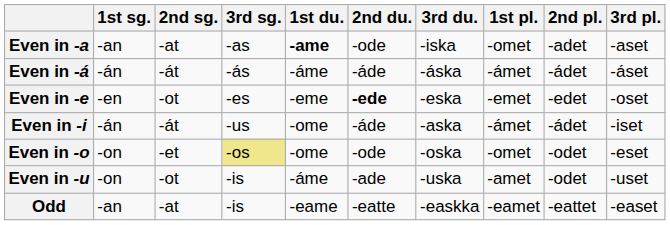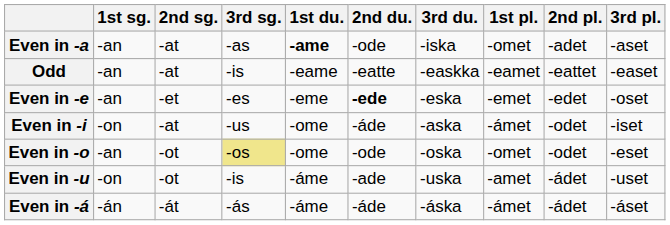rows swapped: (49, 71) <-> (49, 206)
(110, 98) -en -> (110, 98) -an
(169, 98) -ot -> (169, 98) -et
(110, 125) -án -> (110, 125) -on
(169, 125) -át -> (169, 125) -at
(567, 125) -ádet -> (567, 125) -odet
(110, 152) -on -> (110, 152) -an
(169, 152) -et -> (169, 152) -ot
(567, 179) -odet -> (567, 179) -ádet
